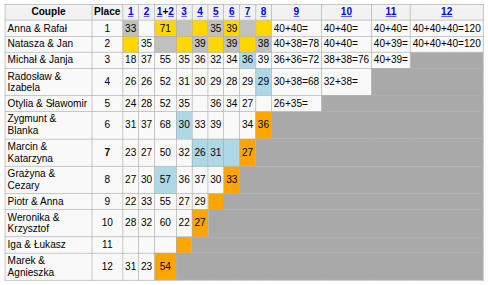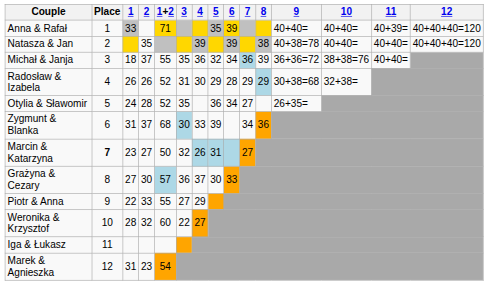(391, 28) 40+40= -> (391, 28) 40+39=
(391, 44) 40+39= -> (391, 44) 40+40=
(391, 60) 40+39= -> (391, 60) 40+40=
